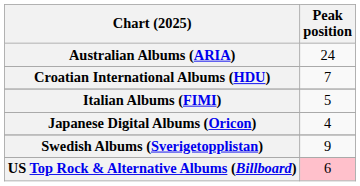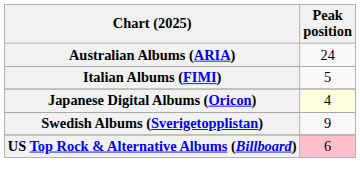- row: (152, 77)
(328, 123) no background -> (328, 100) lightyellow background
